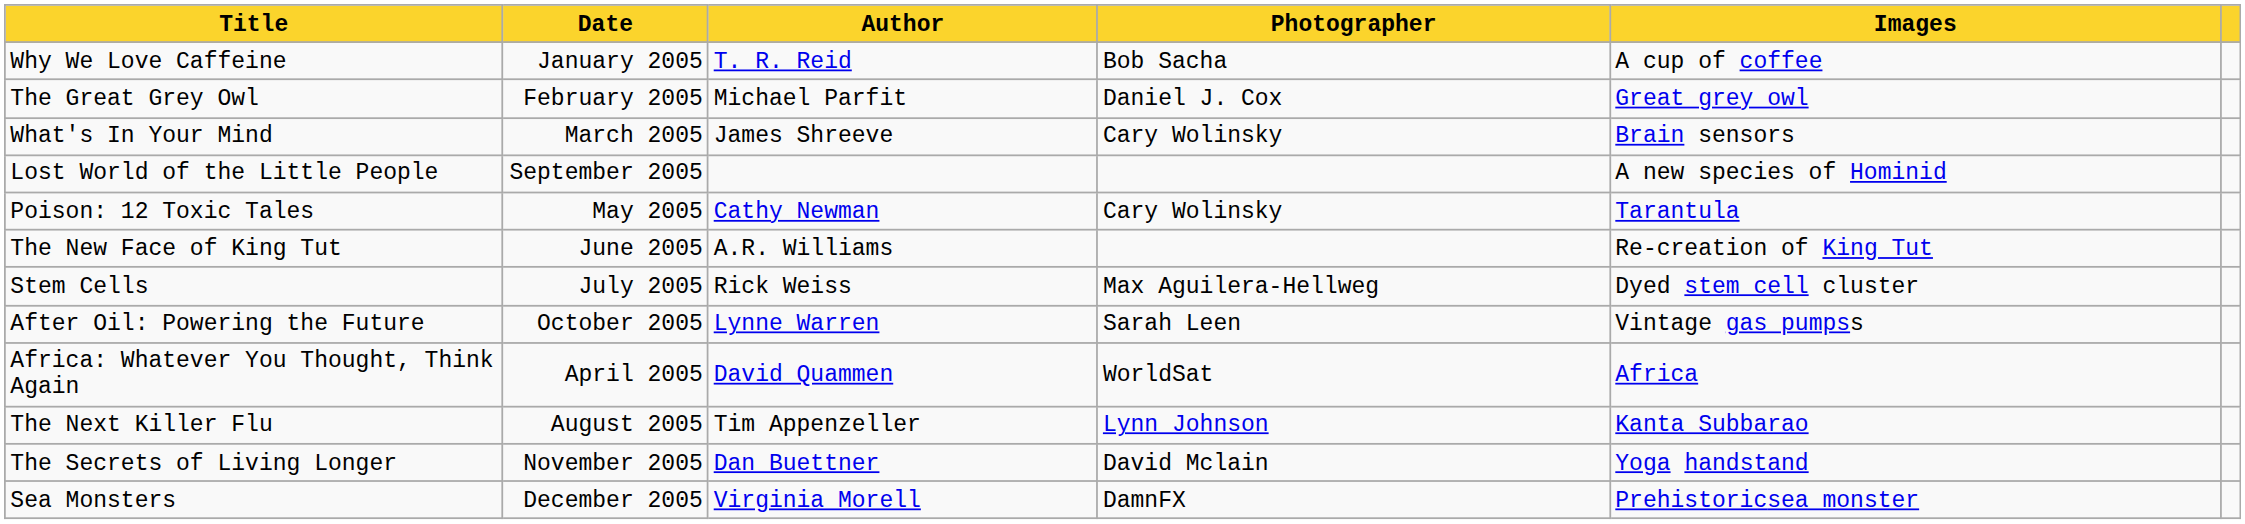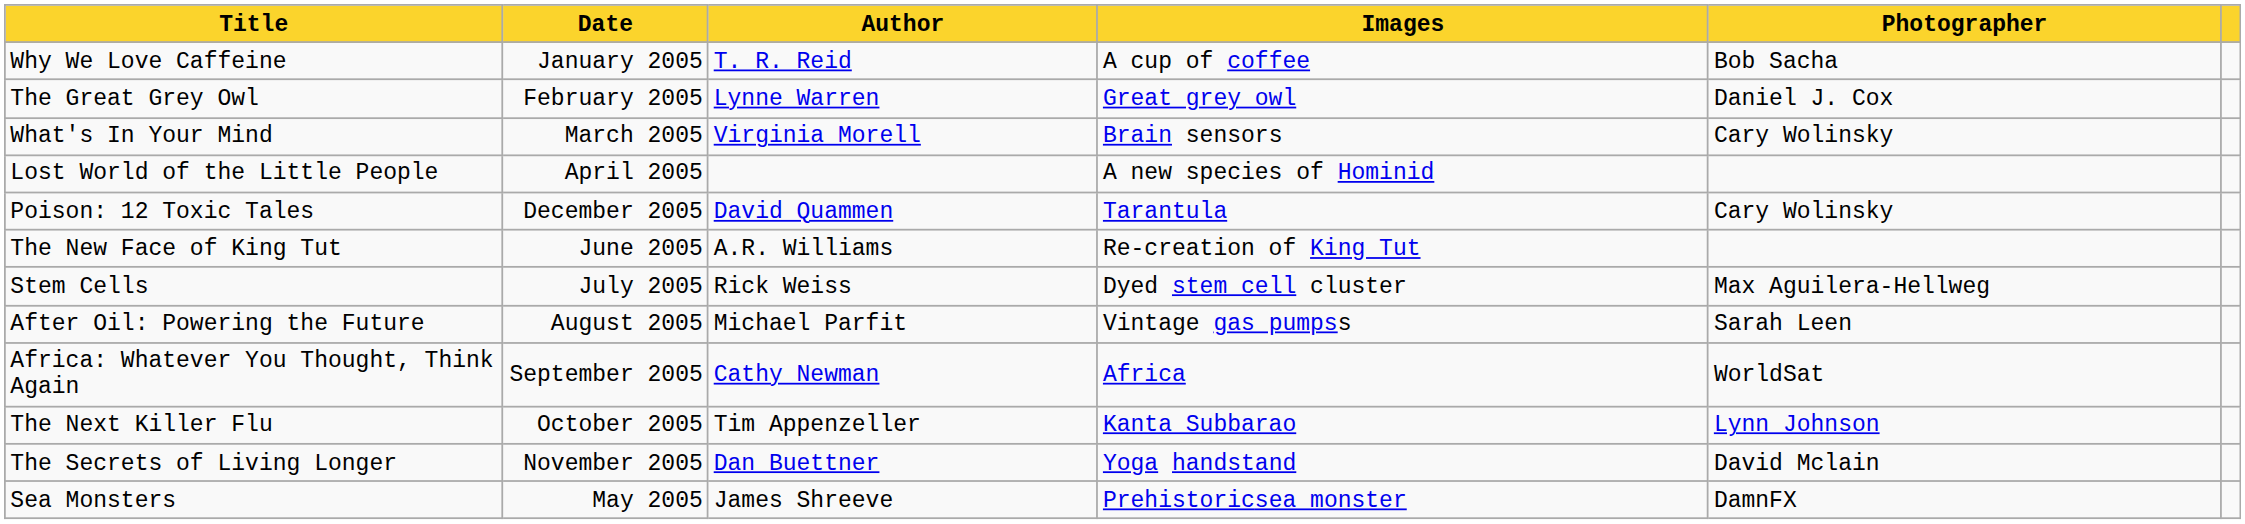columns swapped: (1354, 24) <-> (1915, 24)
(810, 99) Michael Parfit -> (797, 99) Lynne Warren
(803, 136) James Shreeve -> (817, 136) Virginia Morell
(606, 174) September 2005 -> (634, 174) April 2005
(648, 211) May 2005 -> (613, 211) December 2005
(797, 211) Cathy Newman -> (803, 211) David Quammen
(620, 324) October 2005 -> (627, 324) August 2005
(797, 324) Lynne Warren -> (810, 324) Michael Parfit
(634, 374) April 2005 -> (606, 374) September 2005
(803, 374) David Quammen -> (797, 374) Cathy Newman
(627, 425) August 2005 -> (620, 425) October 2005
(613, 500) December 2005 -> (648, 500) May 2005
(817, 500) Virginia Morell -> (803, 500) James Shreeve
